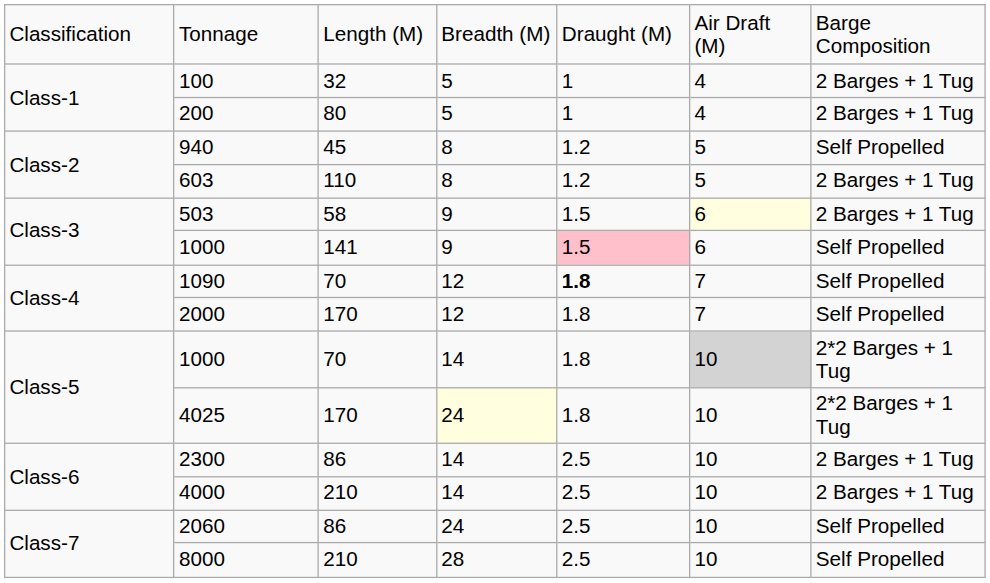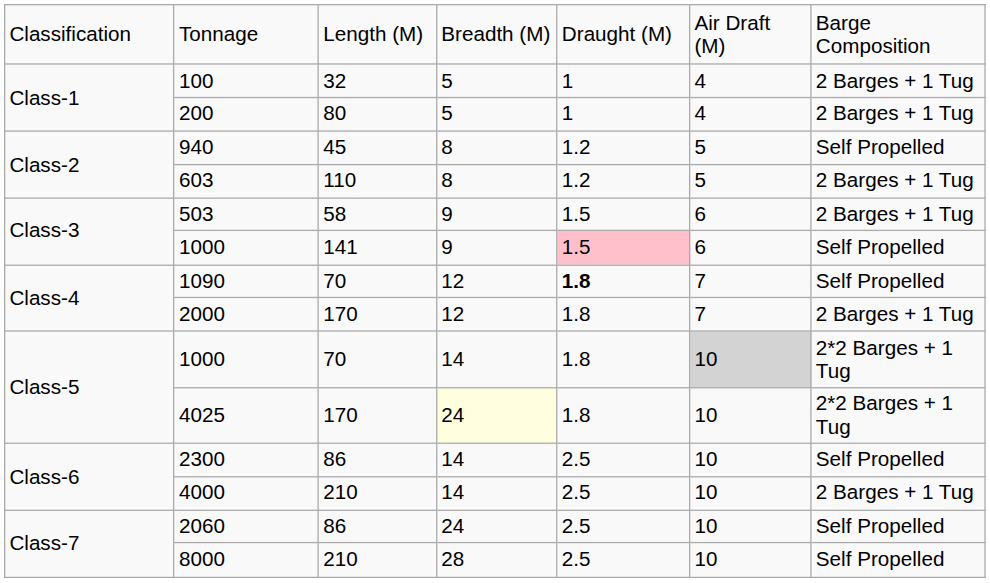(700, 214) lightyellow background -> (700, 214) no background
(880, 314) Self Propelled -> (895, 314) 2 Barges + 1 Tug
(895, 459) 2 Barges + 1 Tug -> (880, 459) Self Propelled
